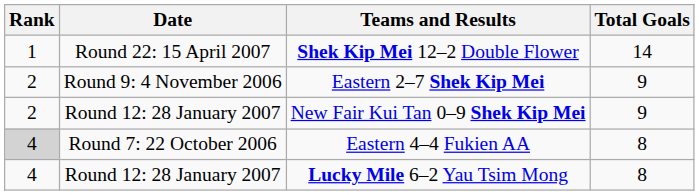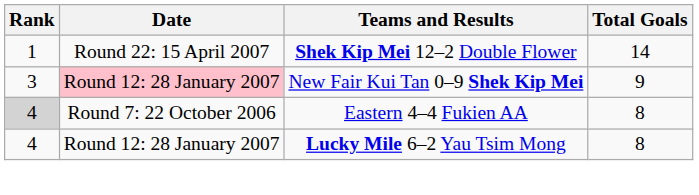- row: (438, 81)
(32, 112) 2 -> (32, 81) 3
(173, 112) no background -> (172, 81) pink background
